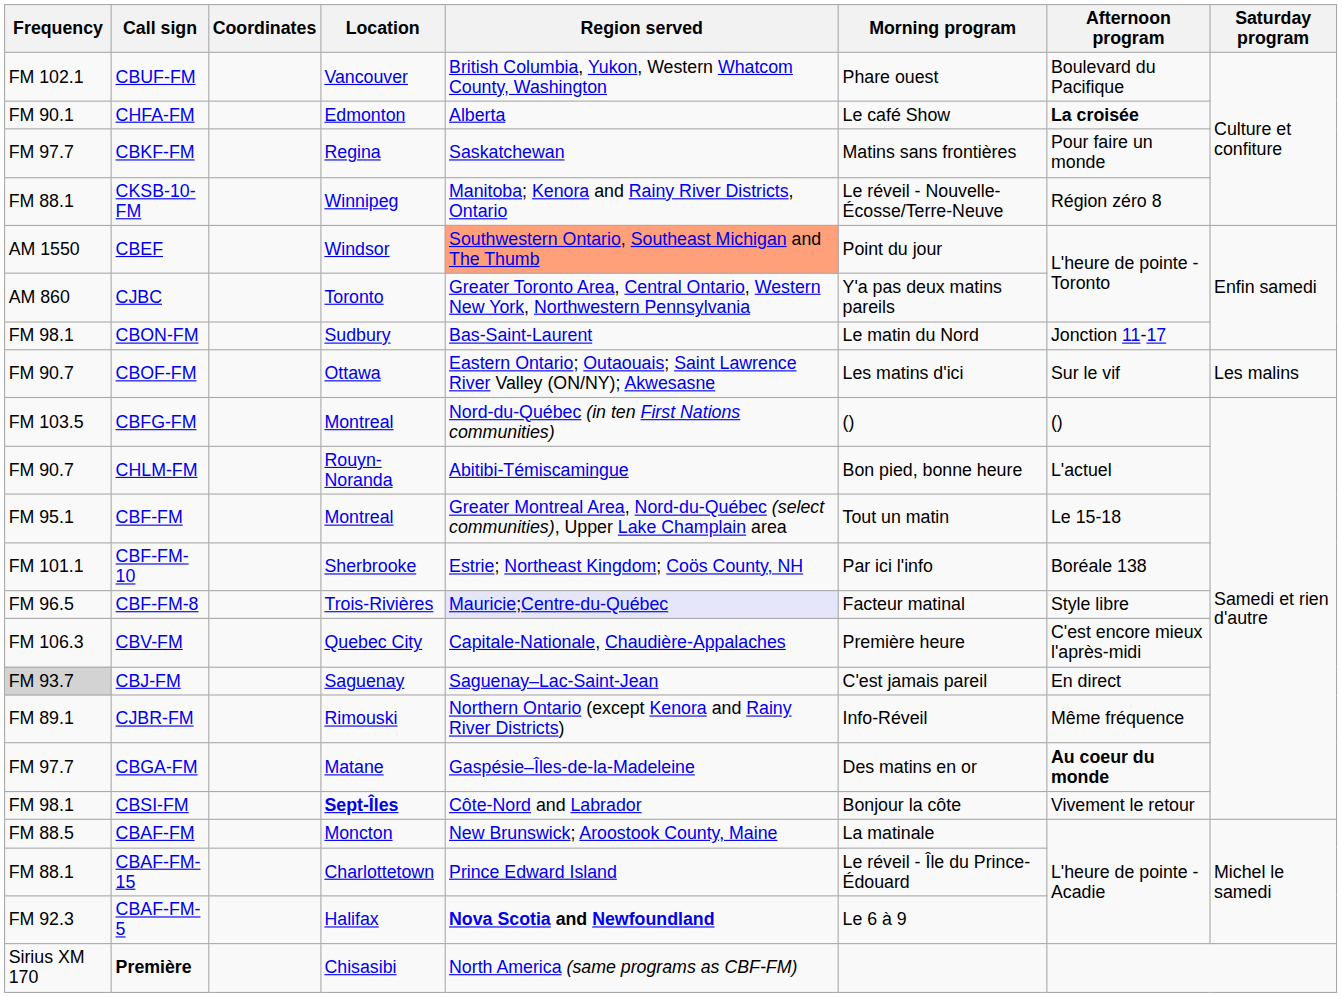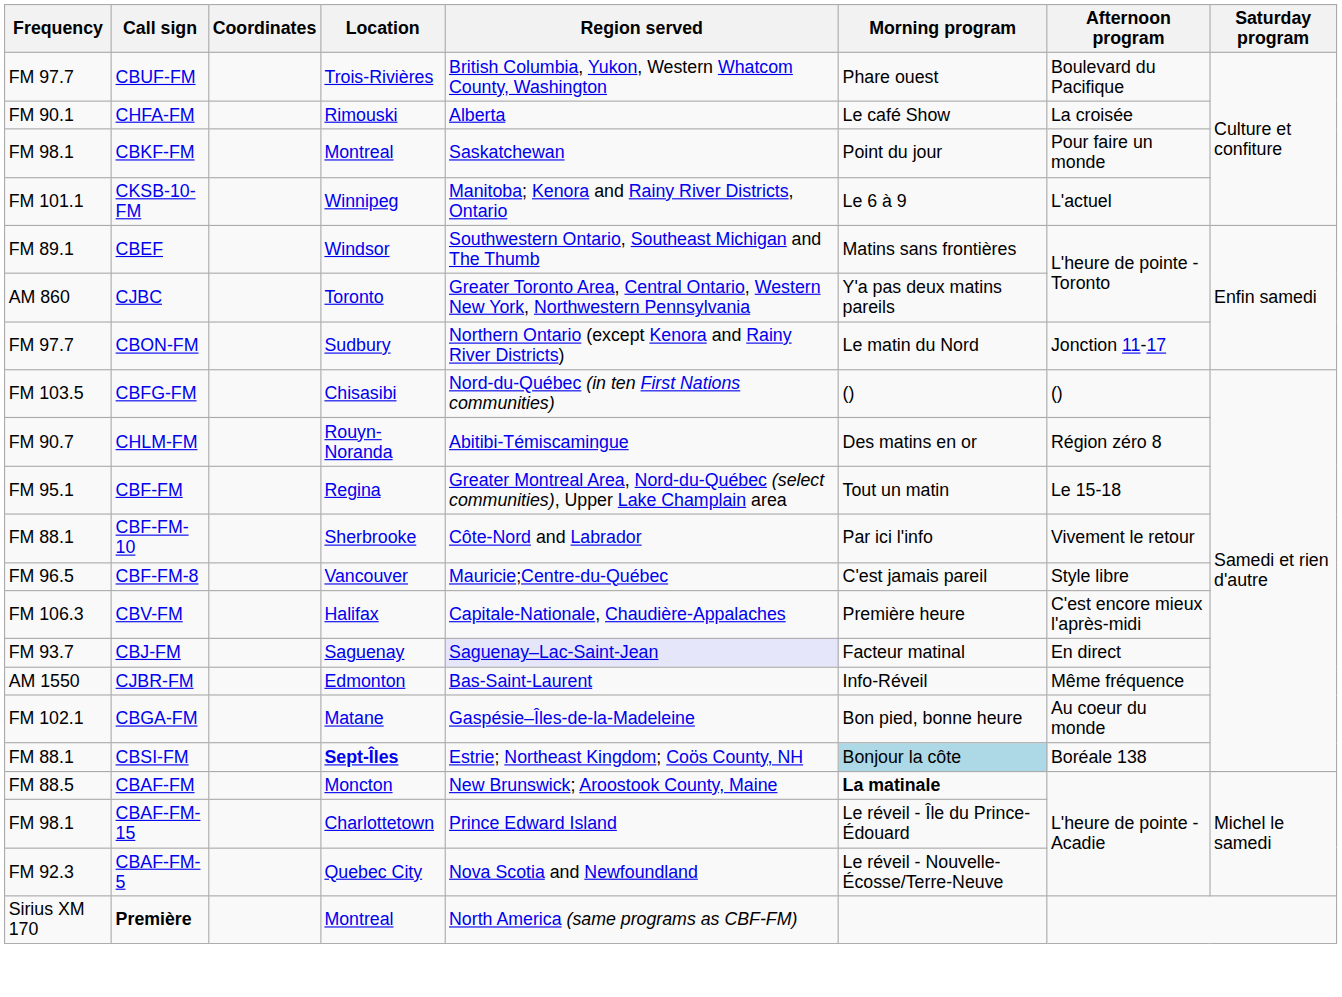(46, 76) FM 102.1 -> (41, 76) FM 97.7
(366, 76) Vancouver -> (379, 76) Trois-Rivières
(365, 114) Edmonton -> (361, 114) Rimouski
(1095, 114) bold -> (1092, 114) normal
(41, 153) FM 97.7 -> (41, 153) FM 98.1
(353, 153) Regina -> (359, 153) Montreal
(929, 153) Matins sans frontières -> (892, 153) Point du jour
(41, 201) FM 88.1 -> (46, 201) FM 101.1
(923, 201) Le réveil - Nouvelle-Écosse/Terre-Neuve -> (875, 201) Le 6 à 9
(1106, 201) Région zéro 8 -> (1081, 201) L'actuel
(44, 249) AM 1550 -> (41, 249) FM 89.1
(635, 249) lightsalmon background -> (635, 249) no background
(892, 249) Point du jour -> (929, 249) Matins sans frontières
(41, 335) FM 98.1 -> (41, 345) FM 97.7
(521, 335) Bas-Saint-Laurent -> (620, 345) Northern Ontario (except Kenora and Rainy River Districts)
- row: (156, 373)
(359, 421) Montreal -> (360, 393) Chisasibi
(932, 470) Bon pied, bonne heure -> (910, 441) Des matins en or
(1081, 470) L'actuel -> (1106, 441) Région zéro 8
(359, 518) Montreal -> (353, 490) Regina
(46, 566) FM 101.1 -> (41, 538) FM 88.1
(626, 566) Estrie; Northeast Kingdom; Coös County, NH -> (545, 538) Côte-Nord and Labrador
(1099, 566) Boréale 138 -> (1123, 538) Vivement le retour
(379, 604) Trois-Rivières -> (366, 576) Vancouver
(559, 604) lavender background -> (559, 576) no background
(904, 604) Facteur matinal -> (915, 576) C'est jamais pareil
(373, 642) Quebec City -> (352, 614) Halifax
(41, 680) lightgrey background -> (41, 652) no background
(554, 680) no background -> (554, 652) lavender background
(915, 680) C'est jamais pareil -> (904, 652) Facteur matinal
(41, 718) FM 89.1 -> (44, 680) AM 1550
(361, 718) Rimouski -> (365, 680) Edmonton
(620, 718) Northern Ontario (except Kenora and Rainy River Districts) -> (521, 680) Bas-Saint-Laurent
(41, 767) FM 97.7 -> (46, 718) FM 102.1
(910, 767) Des matins en or -> (932, 718) Bon pied, bonne heure
(1103, 767) bold -> (1099, 718) normal
(41, 805) FM 98.1 -> (41, 757) FM 88.1
(545, 805) Côte-Nord and Labrador -> (626, 757) Estrie; Northeast Kingdom; Coös County, NH
(902, 805) no background -> (902, 757) lightblue background
(1123, 805) Vivement le retour -> (1099, 757) Boréale 138
(888, 833) normal -> (891, 785) bold
(41, 871) FM 88.1 -> (41, 823) FM 98.1
(352, 919) Halifax -> (373, 871) Quebec City
(582, 919) bold -> (573, 871) normal
(875, 919) Le 6 à 9 -> (923, 871) Le réveil - Nouvelle-Écosse/Terre-Neuve
(360, 967) Chisasibi -> (359, 919) Montreal
